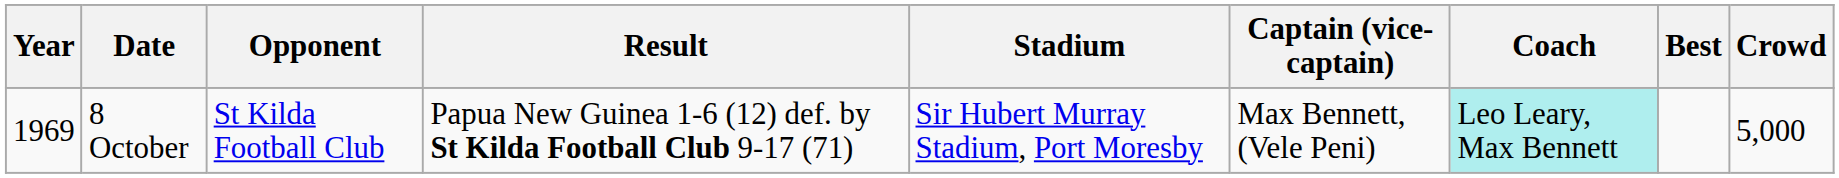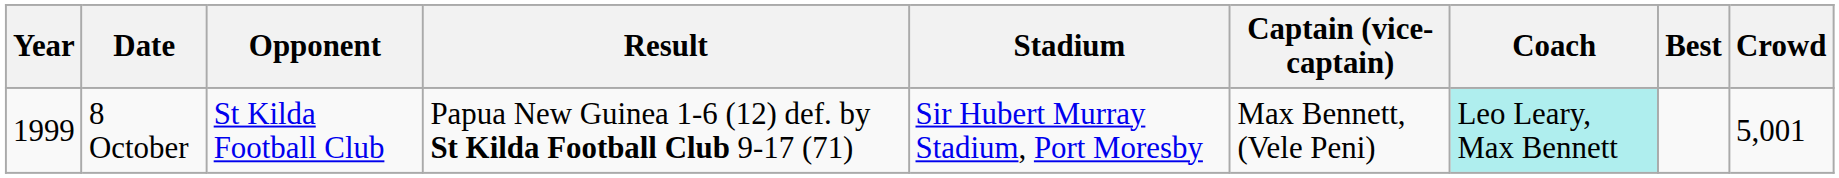(44, 130) 1969 -> (44, 130) 1999
(1771, 130) 5,000 -> (1771, 130) 5,001
